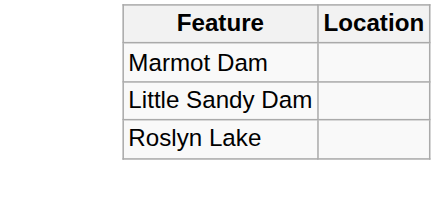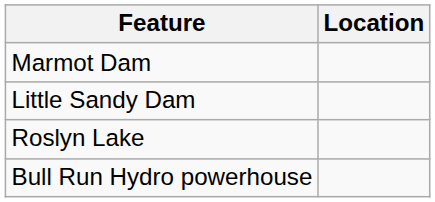+ row: (162, 177)
